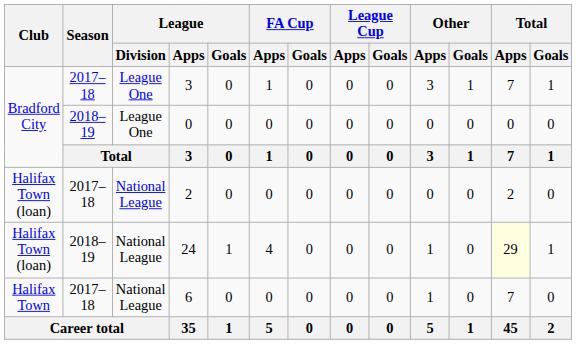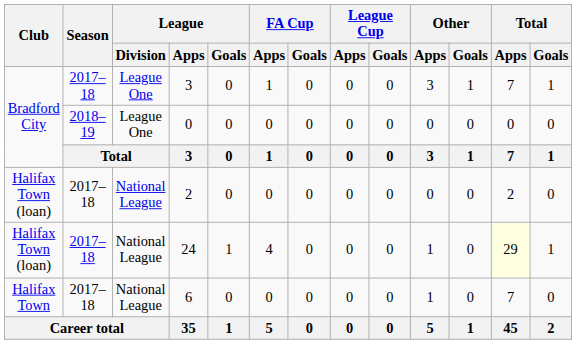(88, 250) 2018–19 -> (88, 250) 2017–18
